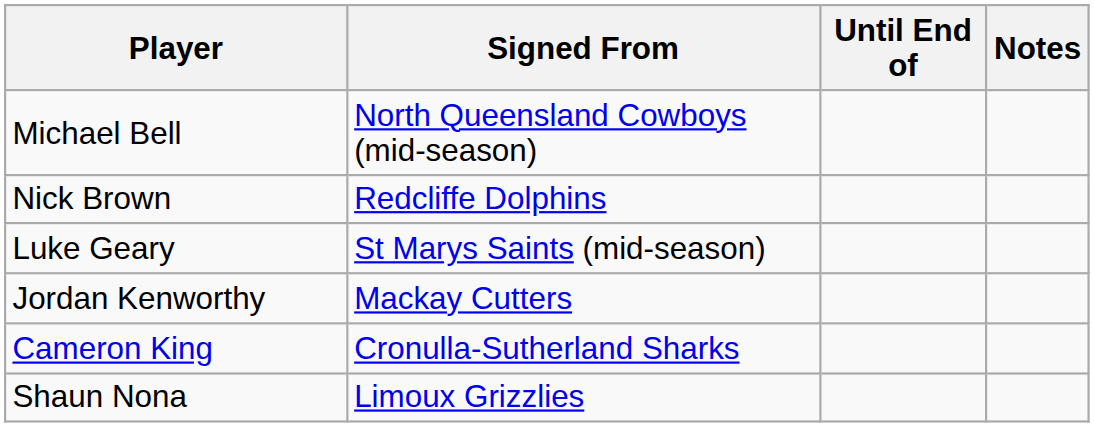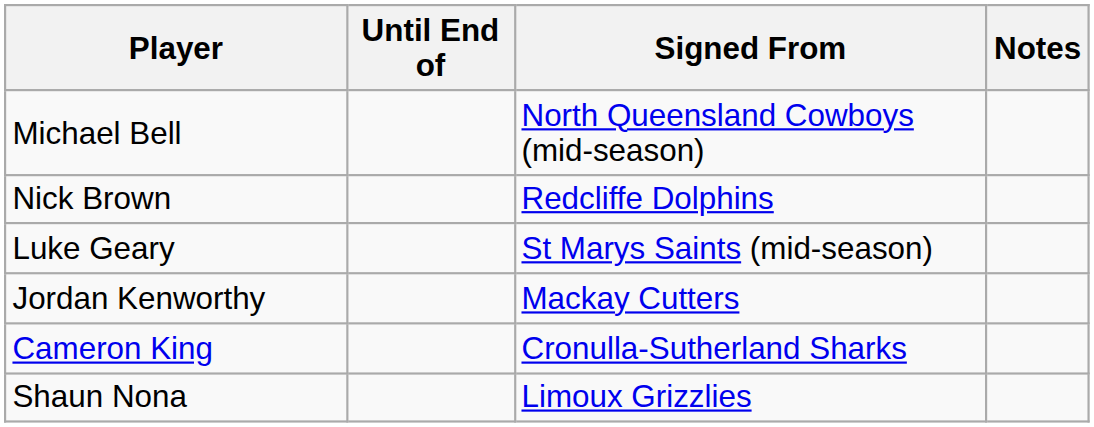columns swapped: (583, 48) <-> (903, 48)
